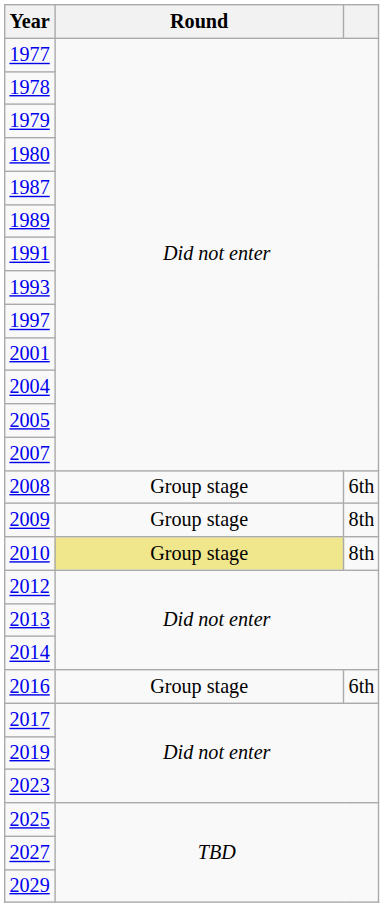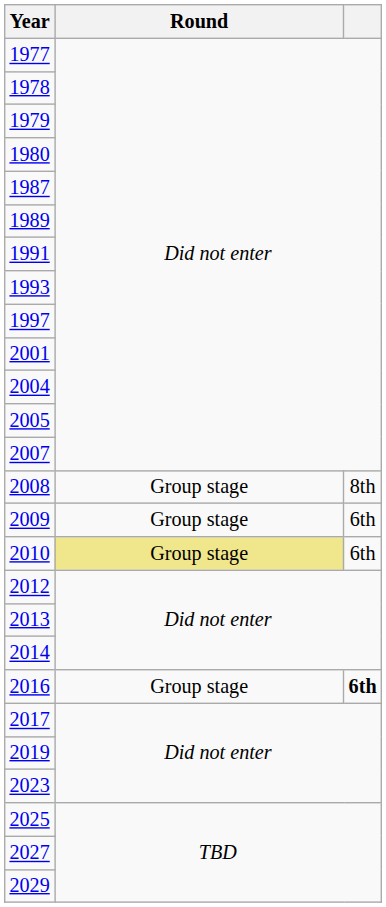(361, 487) 6th -> (363, 487) 8th
(361, 520) 8th -> (363, 520) 6th
(361, 553) 8th -> (363, 553) 6th
(361, 686) normal -> (363, 686) bold
